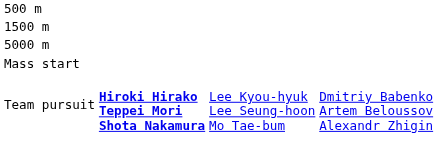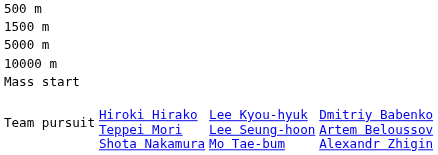+ row: (30, 63)
(152, 111) bold -> (152, 129) normal
